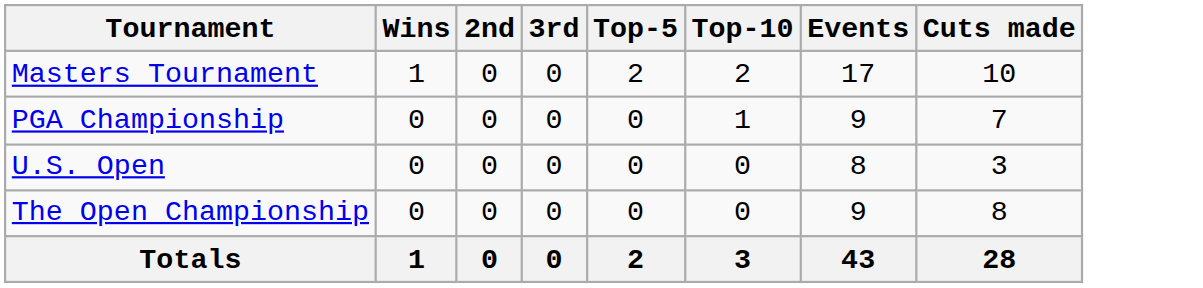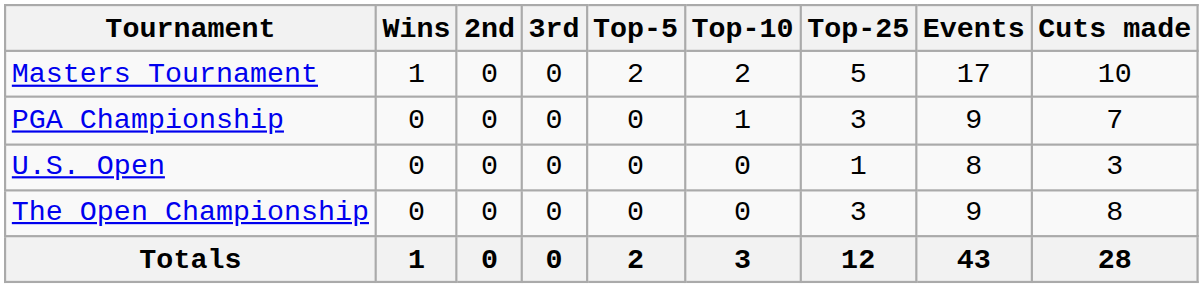+ column: (858, 28)
